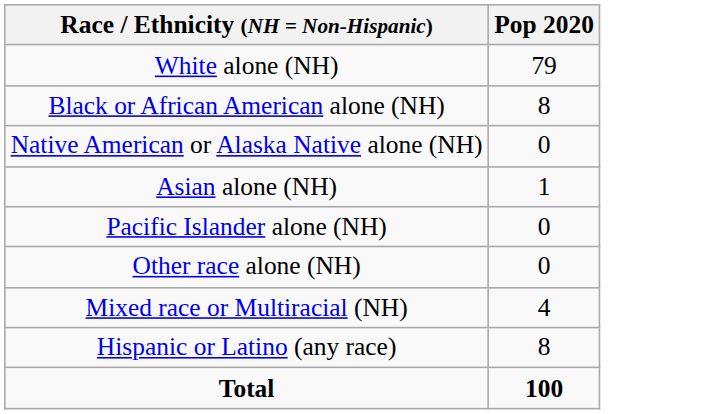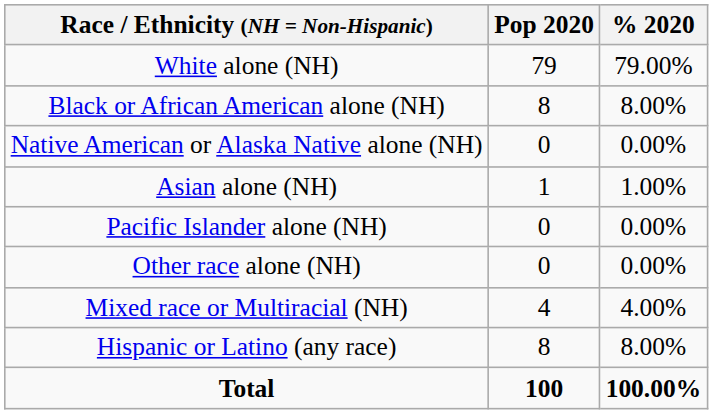+ column: (653, 24)
